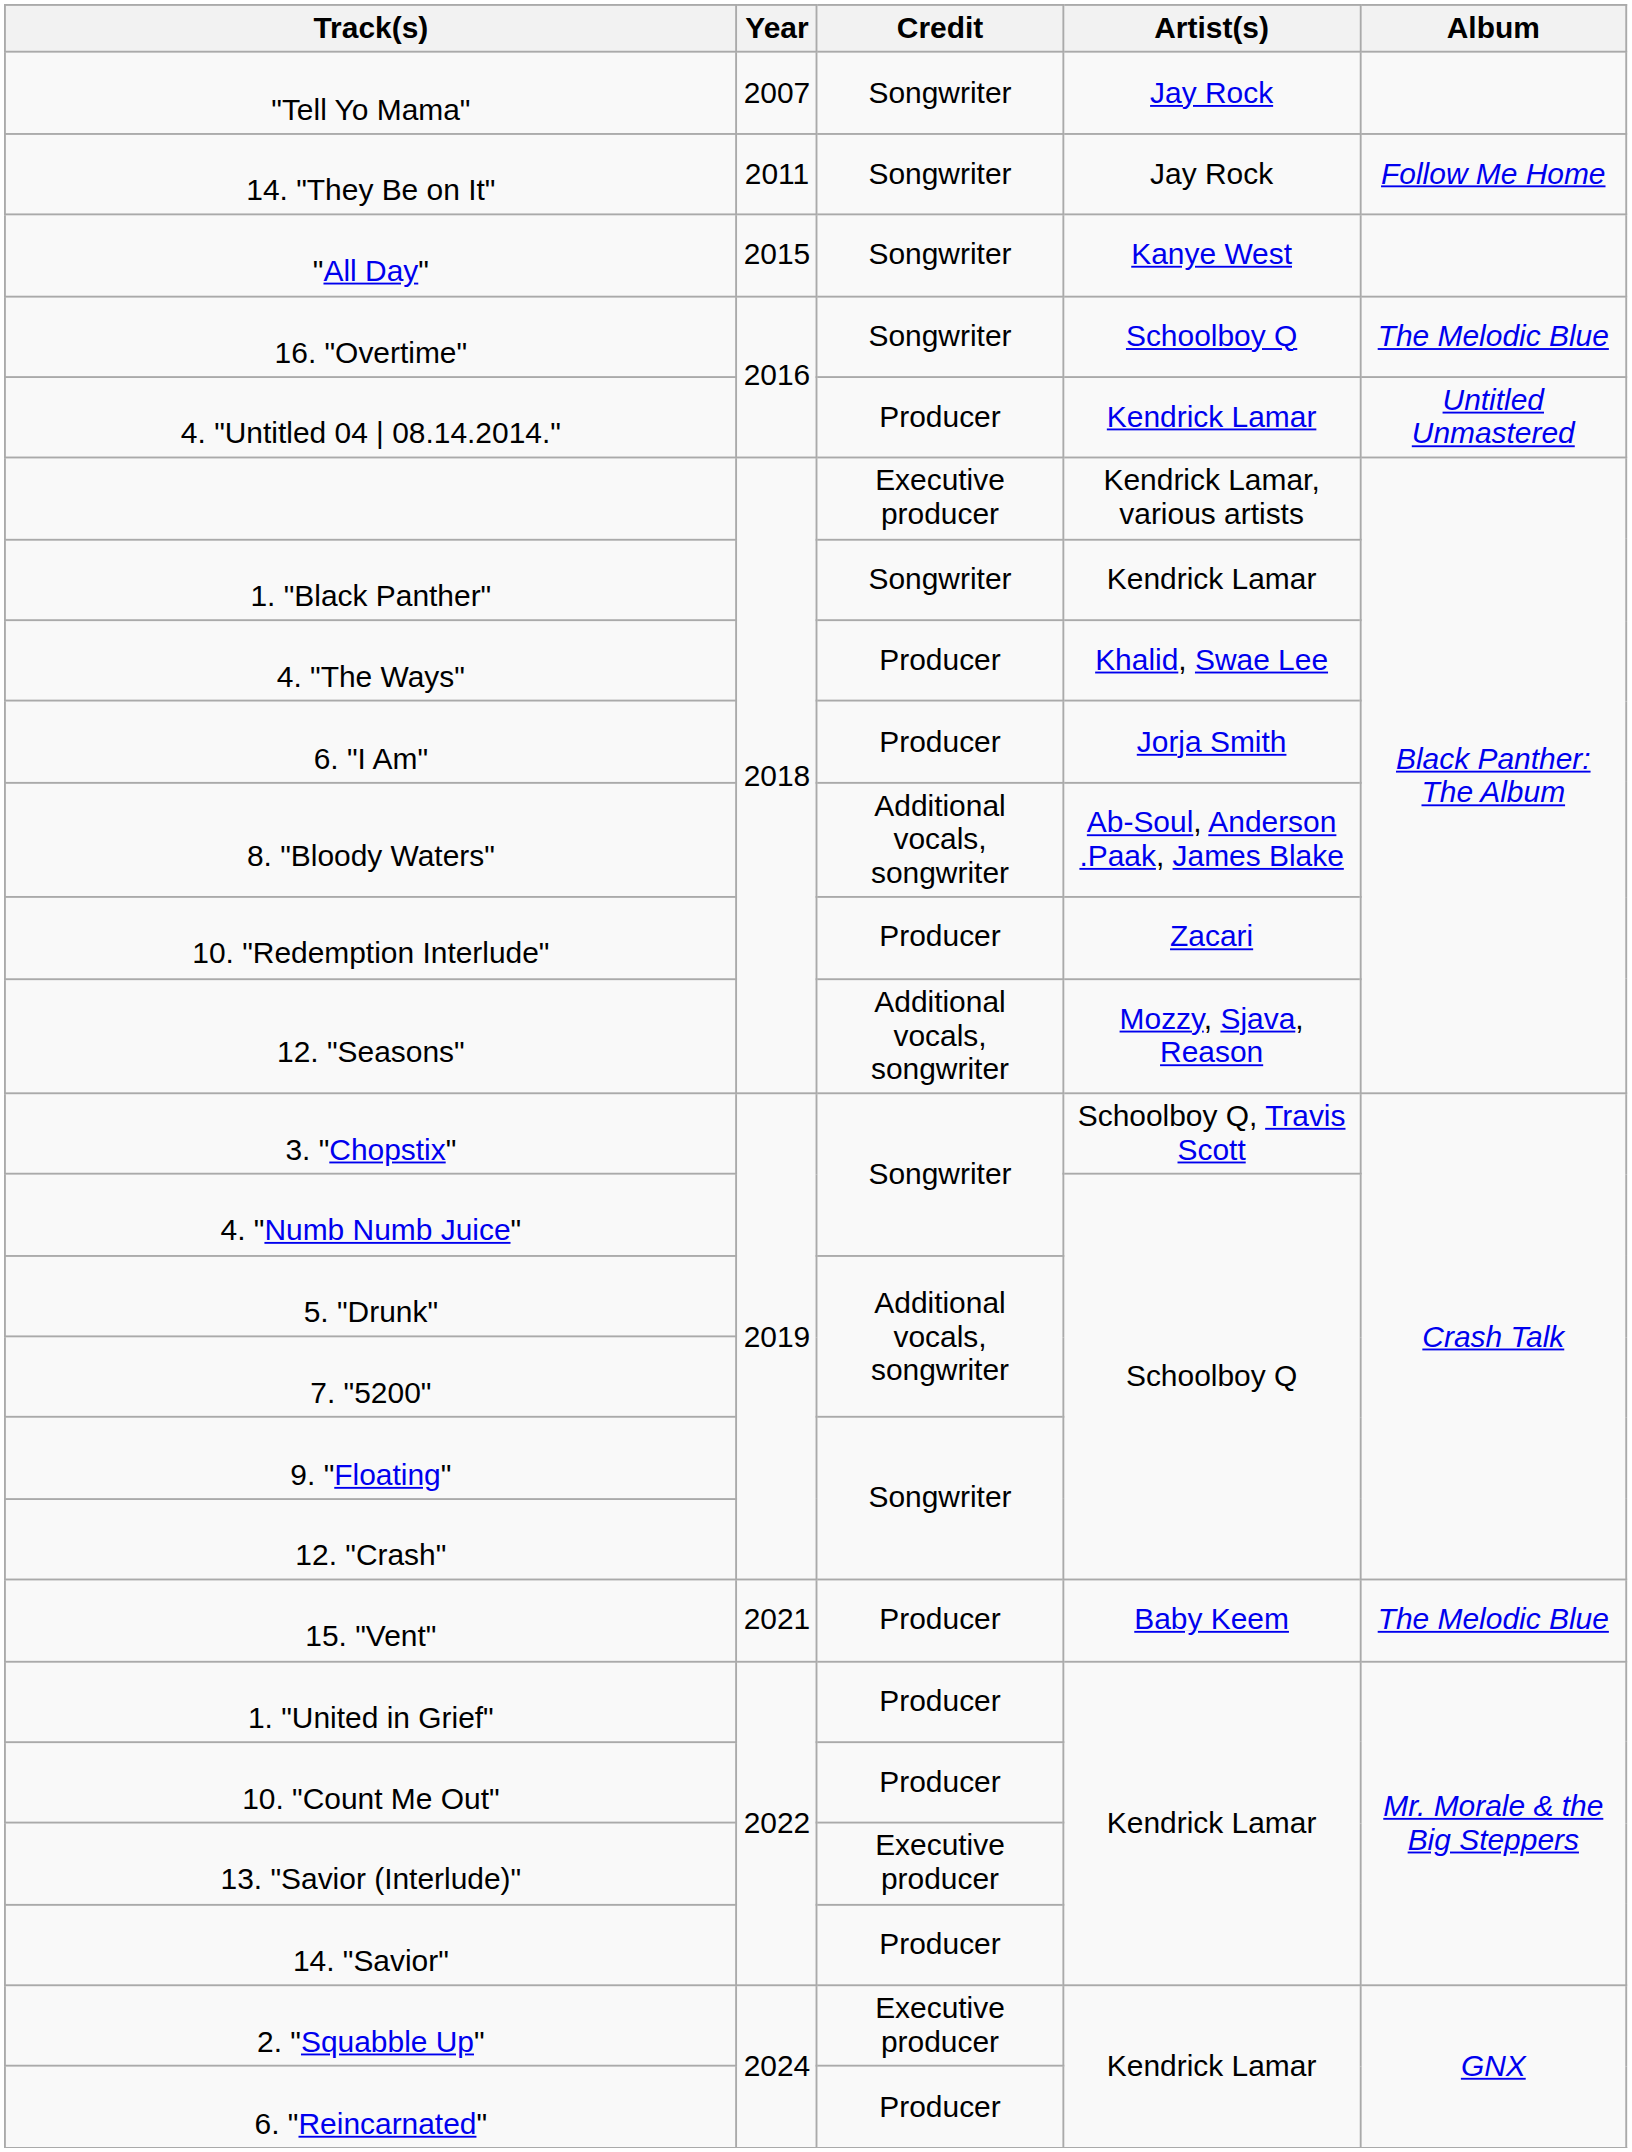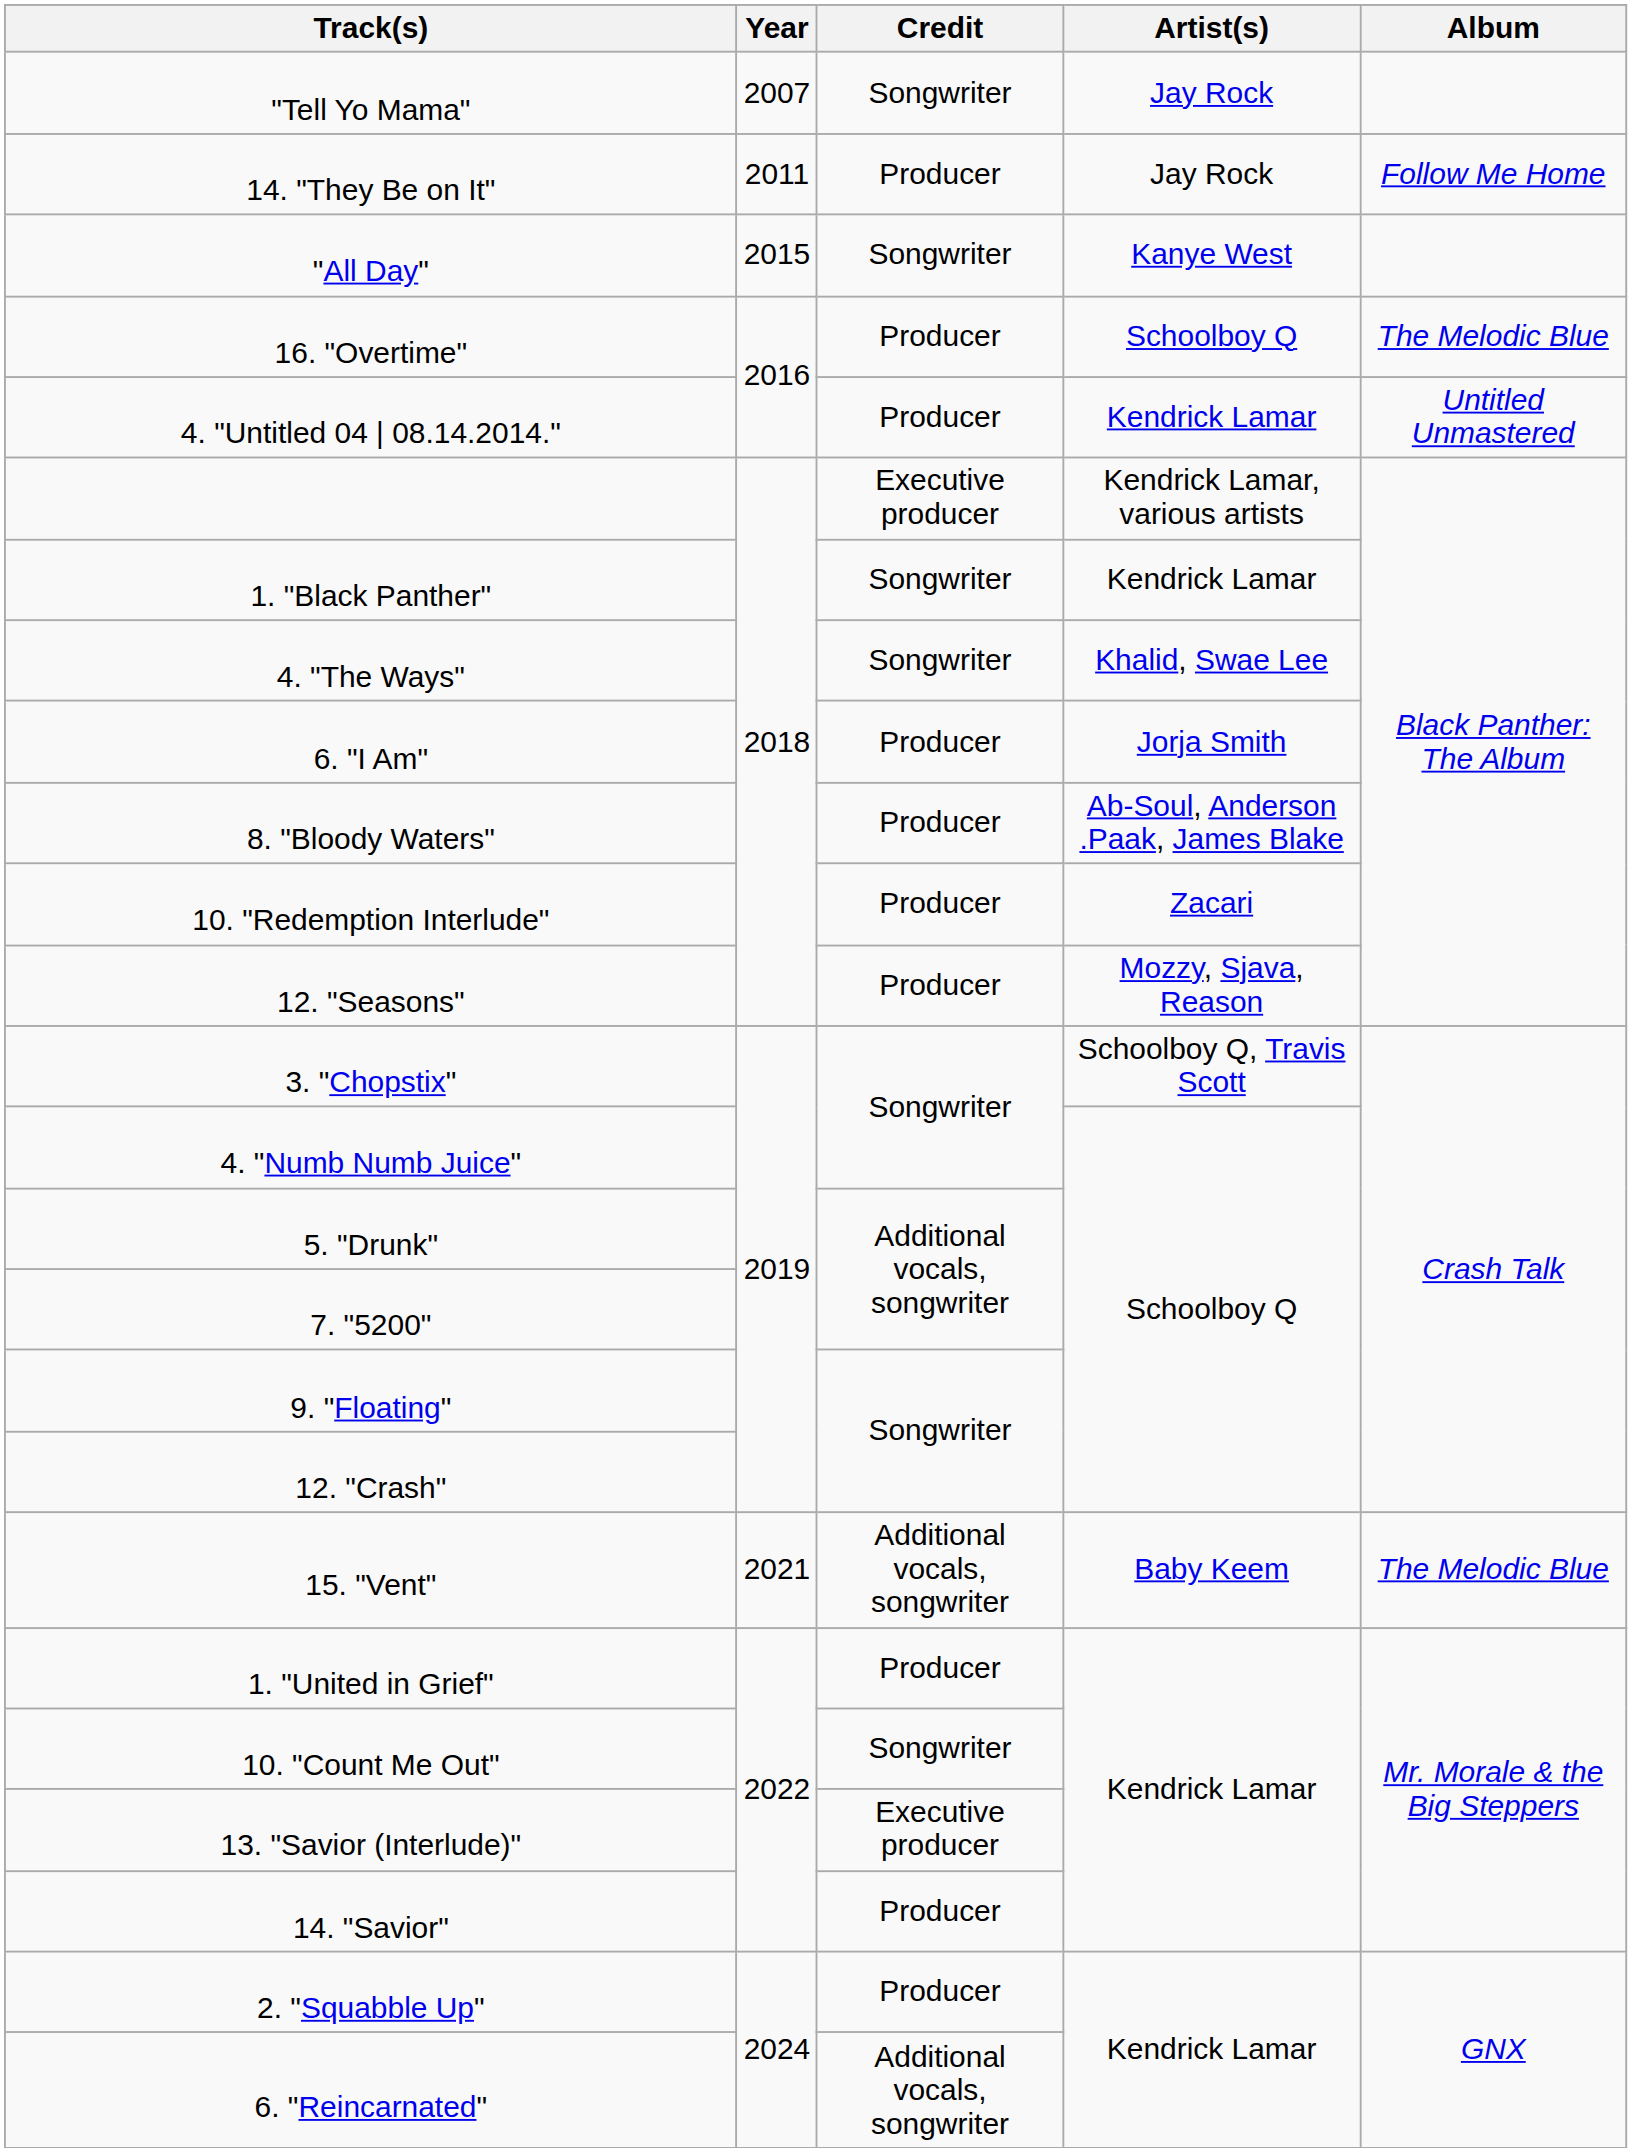(940, 173) Songwriter -> (940, 173) Producer
(940, 335) Songwriter -> (940, 335) Producer
(940, 660) Producer -> (940, 660) Songwriter
(940, 839) Additional vocals, songwriter -> (940, 822) Producer
(940, 1035) Additional vocals, songwriter -> (940, 984) Producer
(940, 1619) Producer -> (940, 1569) Additional vocals, songwriter
(940, 1782) Producer -> (940, 1748) Songwriter
(940, 2025) Executive producer -> (940, 1991) Producer
(940, 2106) Producer -> (940, 2089) Additional vocals, songwriter
